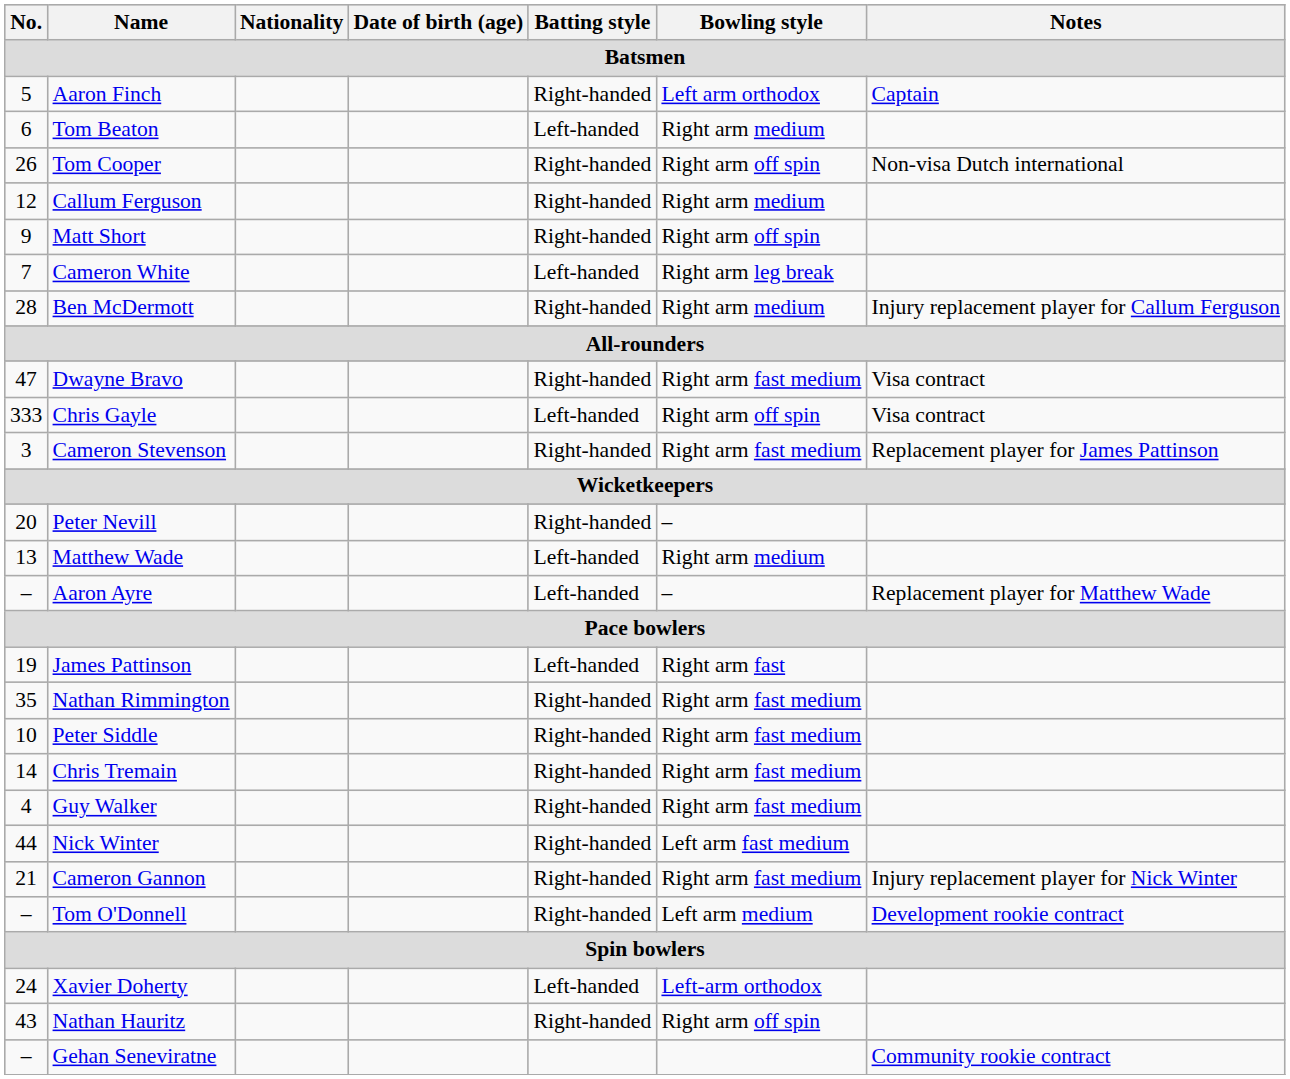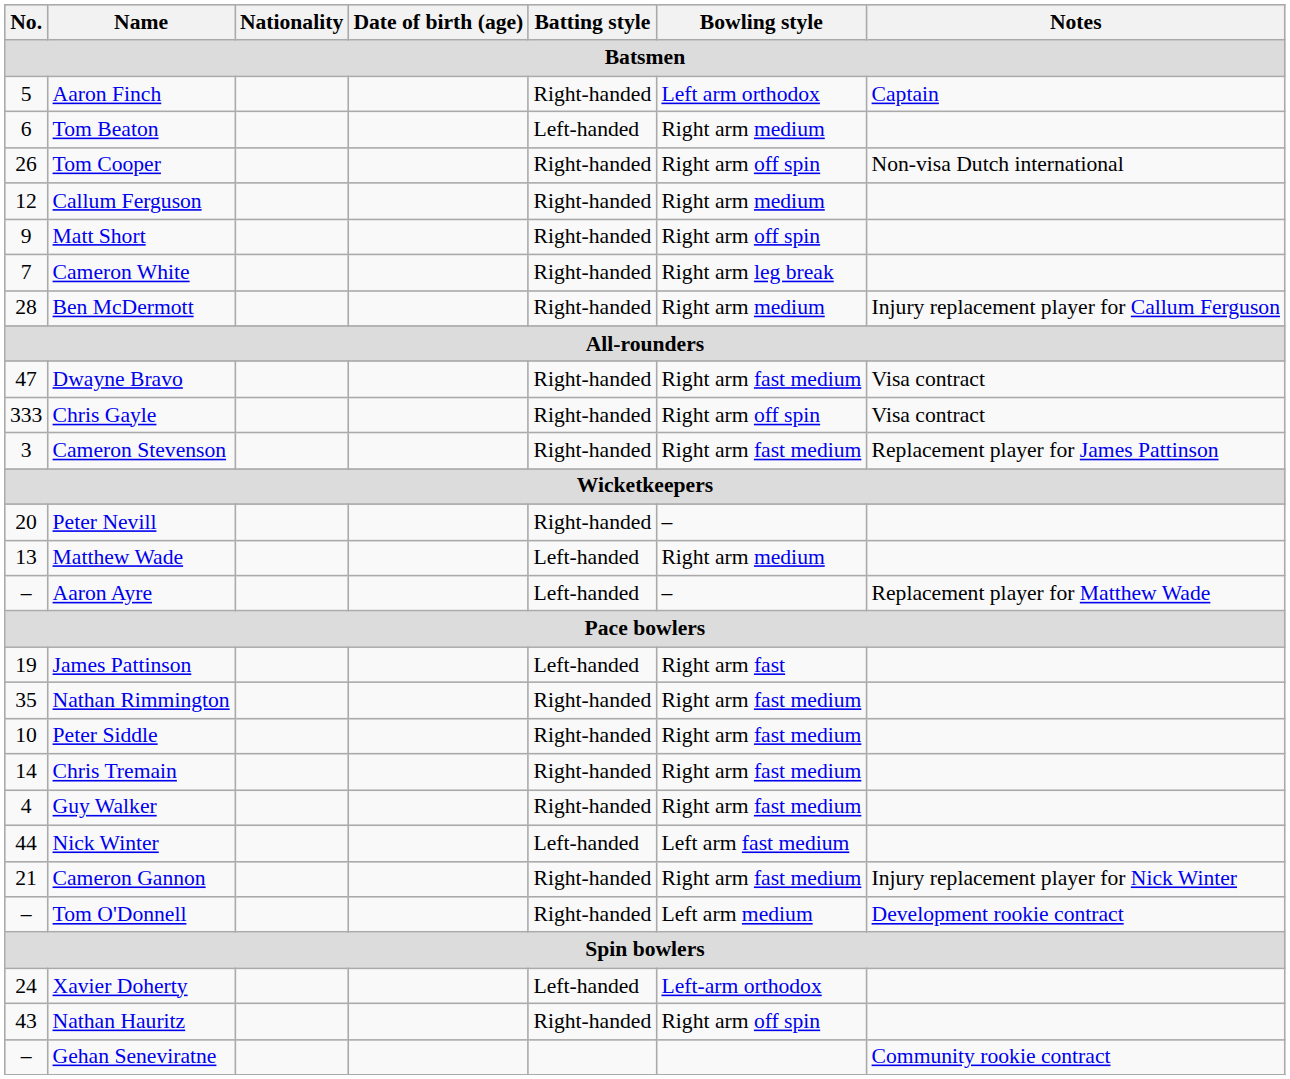(586, 271) Left-handed -> (592, 271) Right-handed
(586, 414) Left-handed -> (592, 414) Right-handed
(592, 842) Right-handed -> (586, 842) Left-handed
